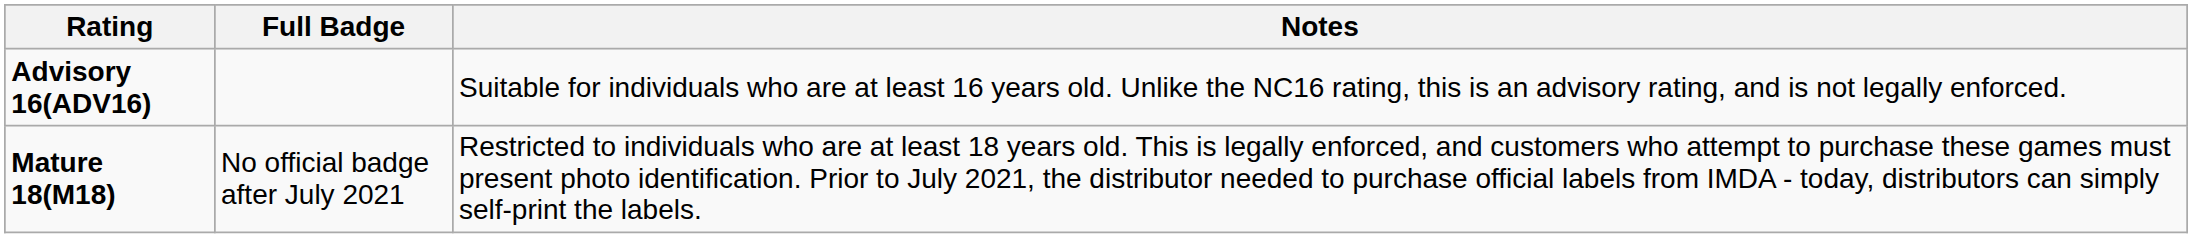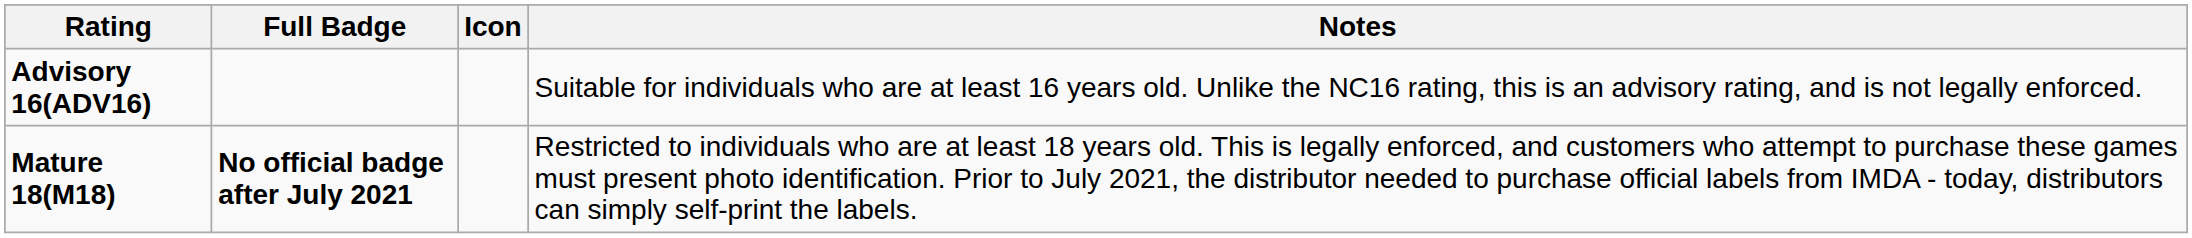+ column: (493, 26)
(325, 178) normal -> (331, 178) bold
